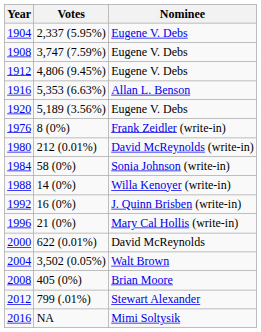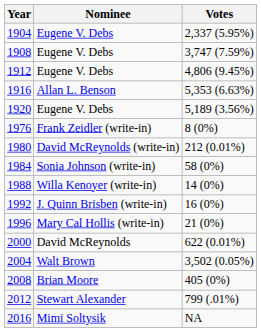columns swapped: (183, 14) <-> (71, 14)
